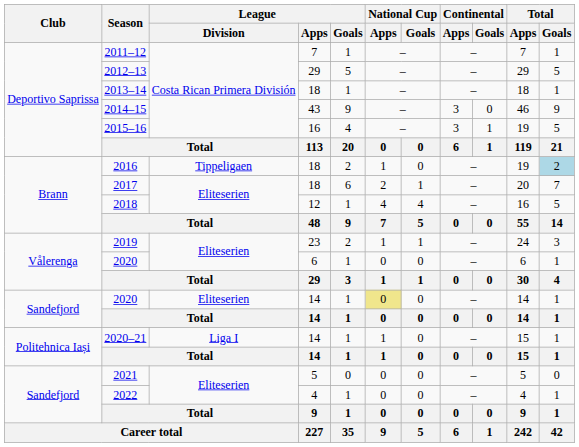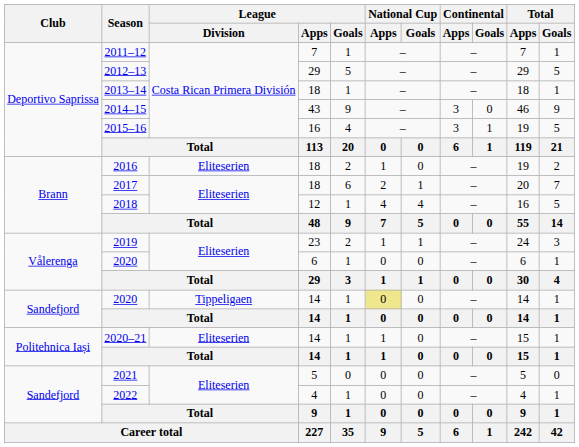(224, 166) Tippeligaen -> (224, 166) Eliteserien
(557, 166) lightblue background -> (557, 166) no background
(224, 299) Eliteserien -> (224, 299) Tippeligaen
(224, 337) Liga I -> (224, 337) Eliteserien
